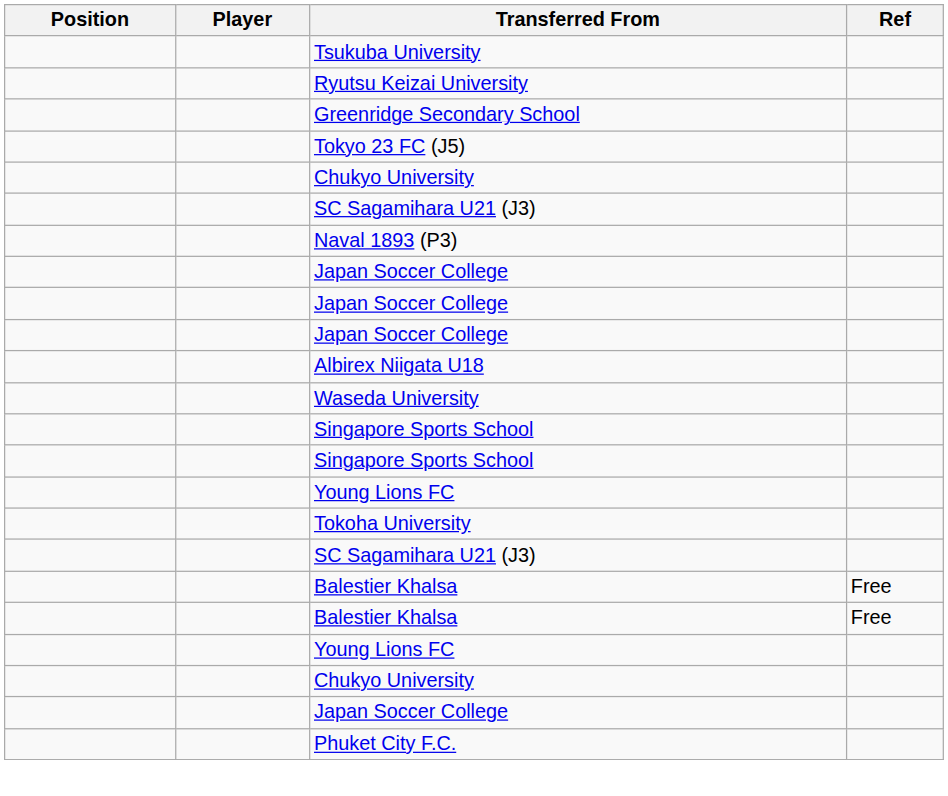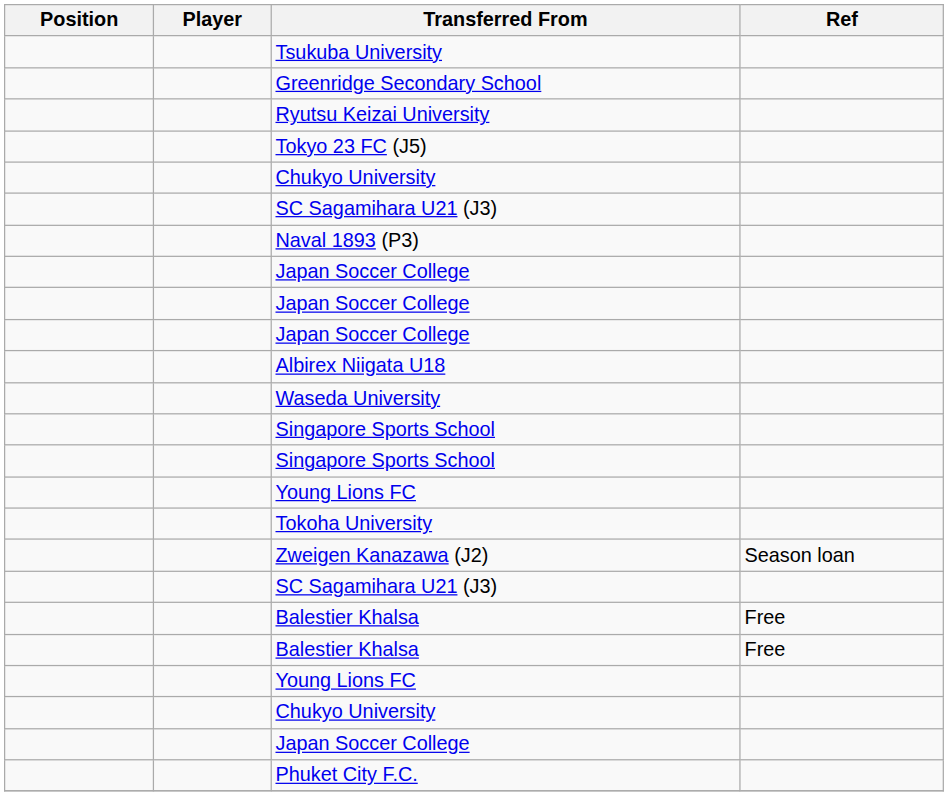rows swapped: (447, 114) <-> (421, 83)
+ row: (382, 555)
